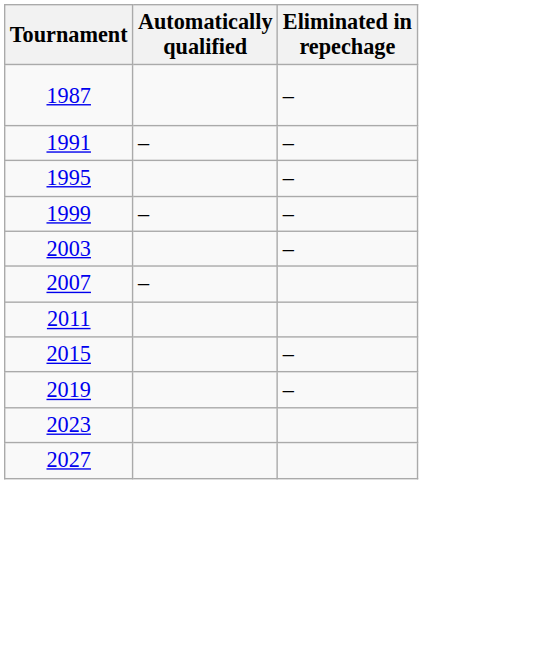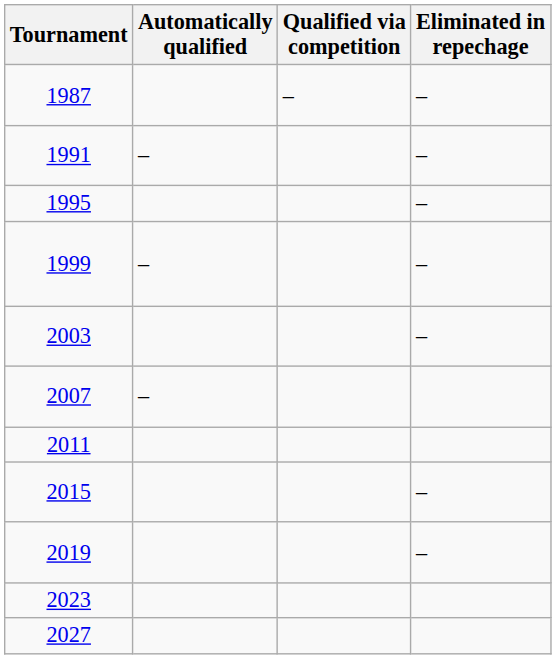+ column: (344, 34)
